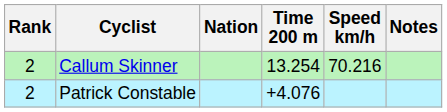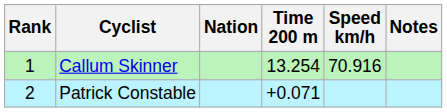(30, 65) 2 -> (30, 65) 1
(355, 65) 70.216 -> (355, 65) 70.916
(293, 93) +4.076 -> (293, 93) +0.071
